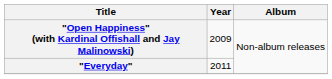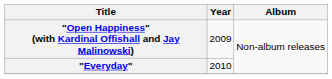(221, 66) 2011 -> (221, 66) 2010
